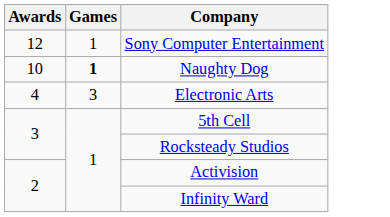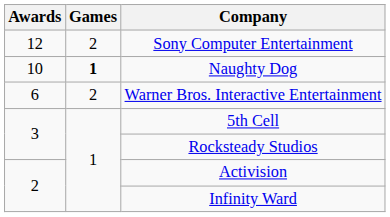(93, 43) 1 -> (93, 43) 2
+ row: (253, 95)
- row: (224, 95)
